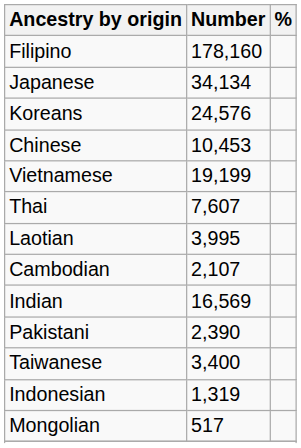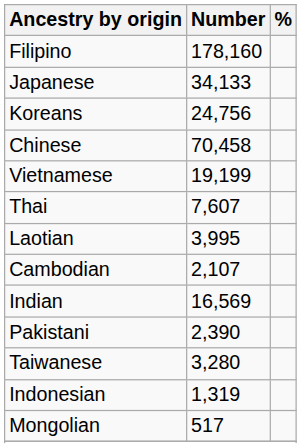(221, 82) 34,134 -> (221, 82) 34,133
(221, 113) 24,576 -> (221, 113) 24,756
(221, 144) 10,453 -> (221, 144) 70,458
(216, 363) 3,400 -> (216, 363) 3,280
